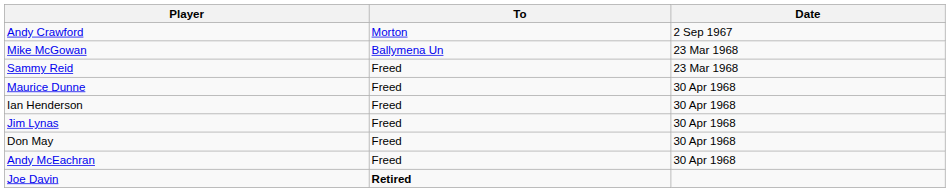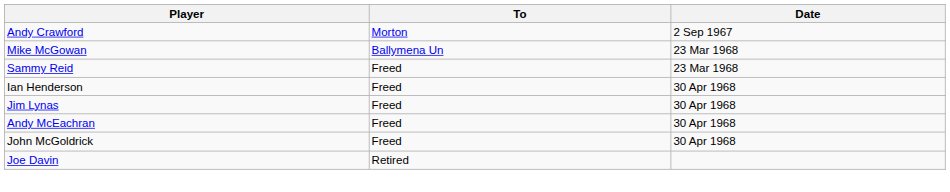- row: (46, 87)
- row: (30, 142)
+ row: (50, 142)
(391, 178) bold -> (390, 160) normal
